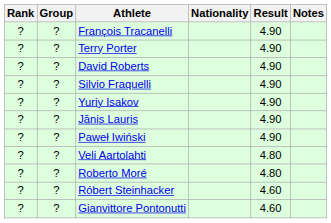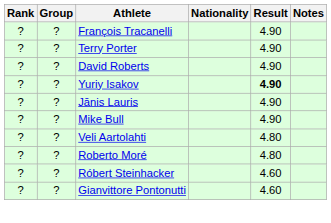- row: (115, 84)
(271, 102) normal -> (271, 84) bold
- row: (112, 137)
+ row: (101, 119)
